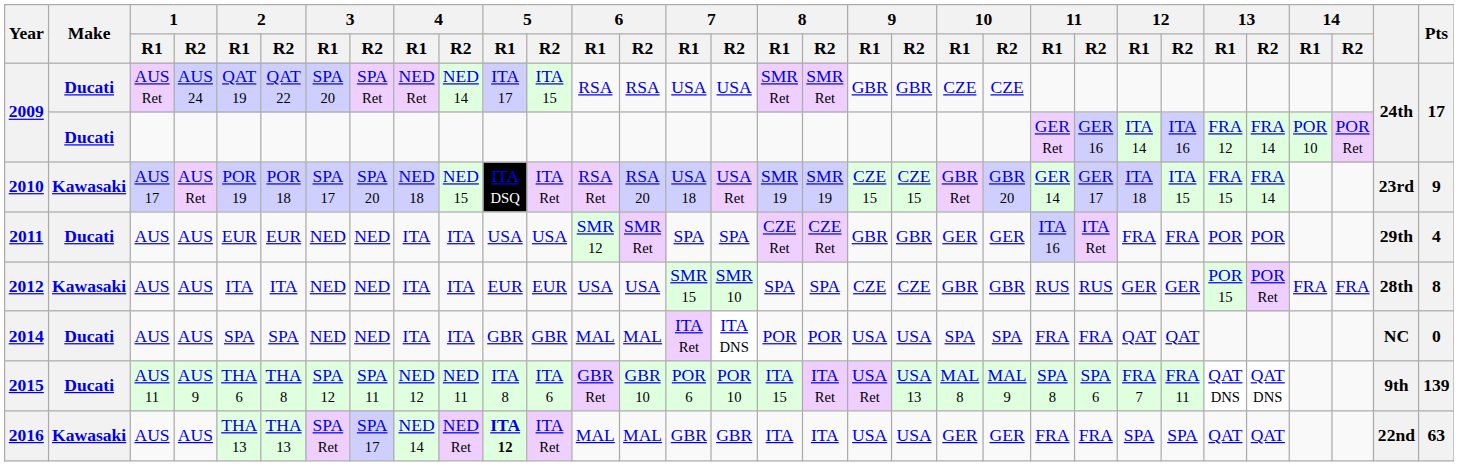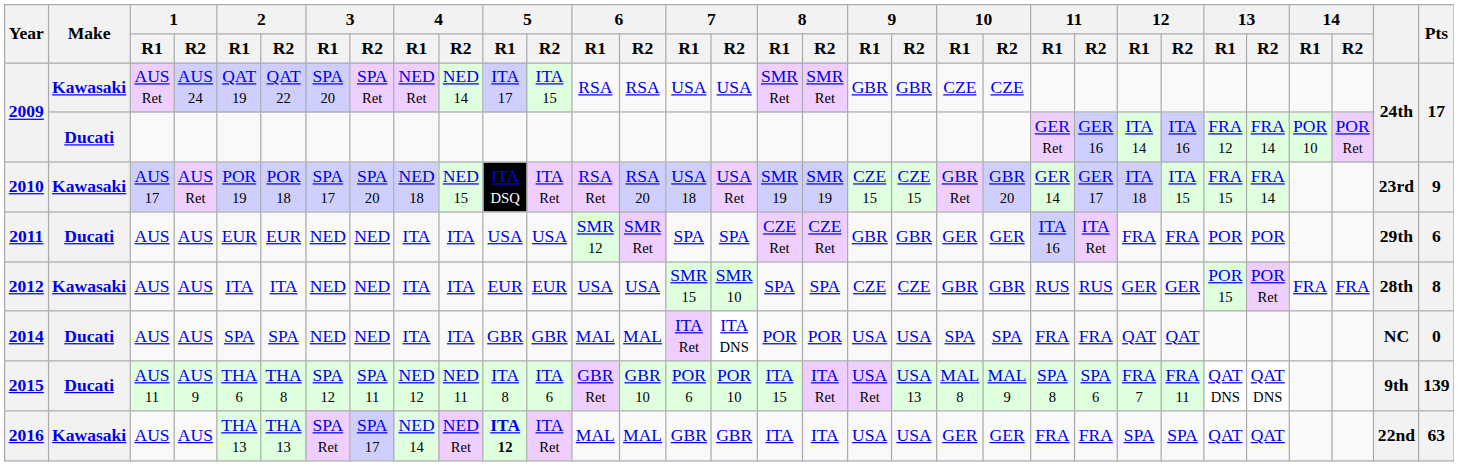(89, 87) Ducati -> (89, 87) Kawasaki
(1436, 236) 4 -> (1436, 236) 6
